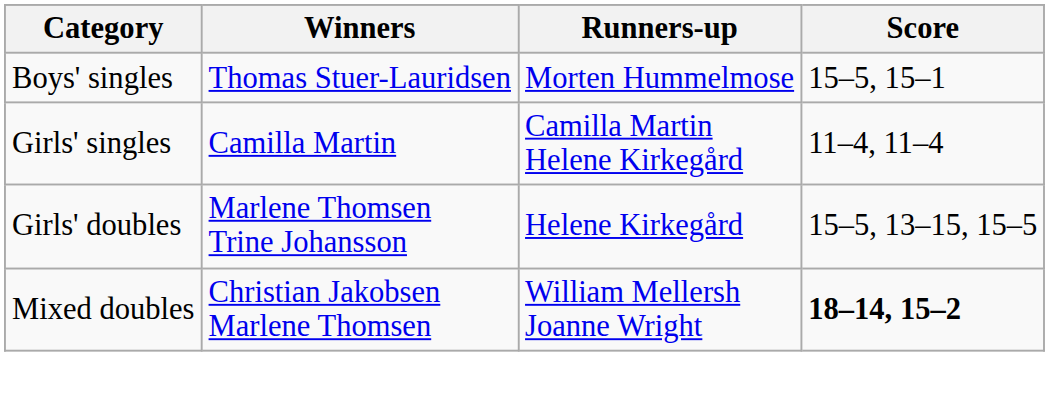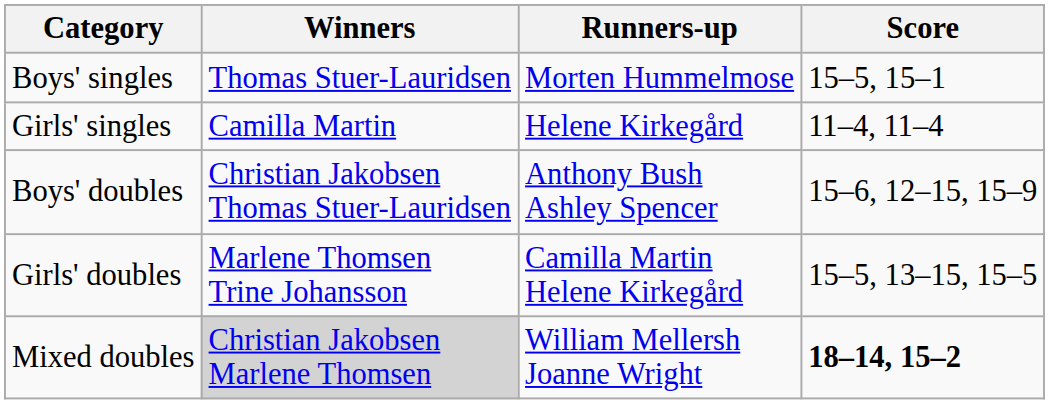(634, 142) Camilla Martin Helene Kirkegård -> (634, 125) Helene Kirkegård
+ row: (98, 191)
(634, 225) Helene Kirkegård -> (634, 274) Camilla Martin Helene Kirkegård
(324, 308) no background -> (324, 357) lightgrey background
